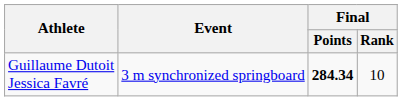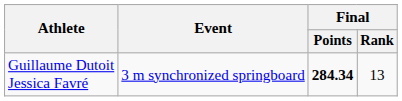(377, 74) 10 -> (377, 74) 13
